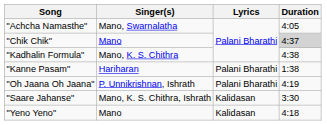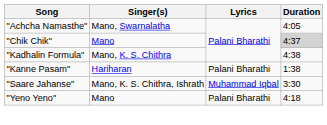- row: (50, 84)
(235, 98) Kalidasan -> (243, 84) Muhammad Iqbal
(235, 113) Kalidasan -> (239, 98) Palani Bharathi
